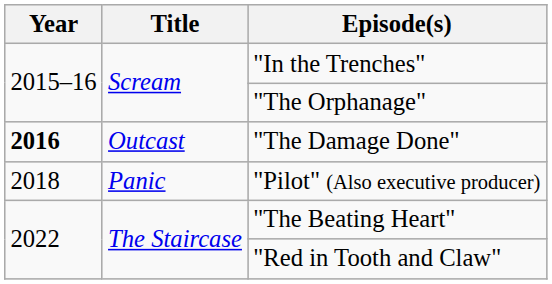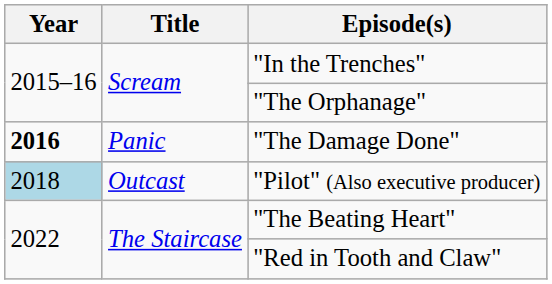(146, 141) Outcast -> (137, 141) Panic
(35, 180) no background -> (35, 180) lightblue background
(137, 180) Panic -> (146, 180) Outcast
